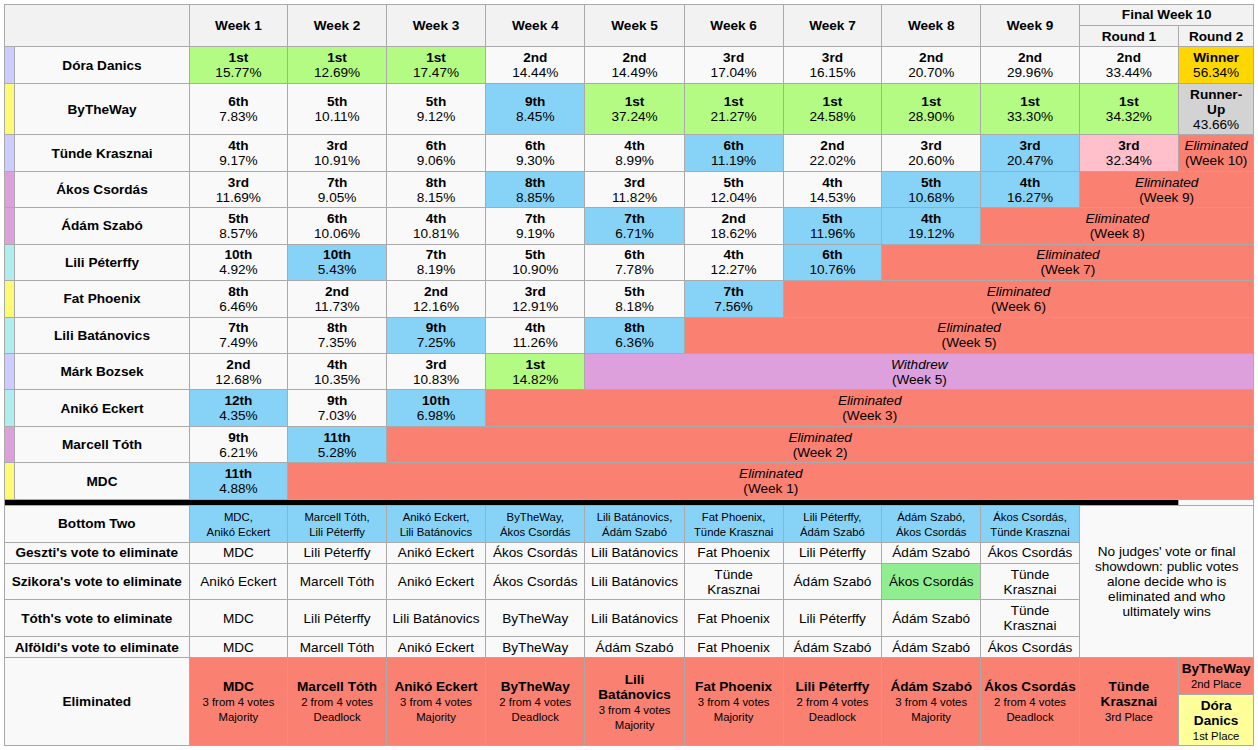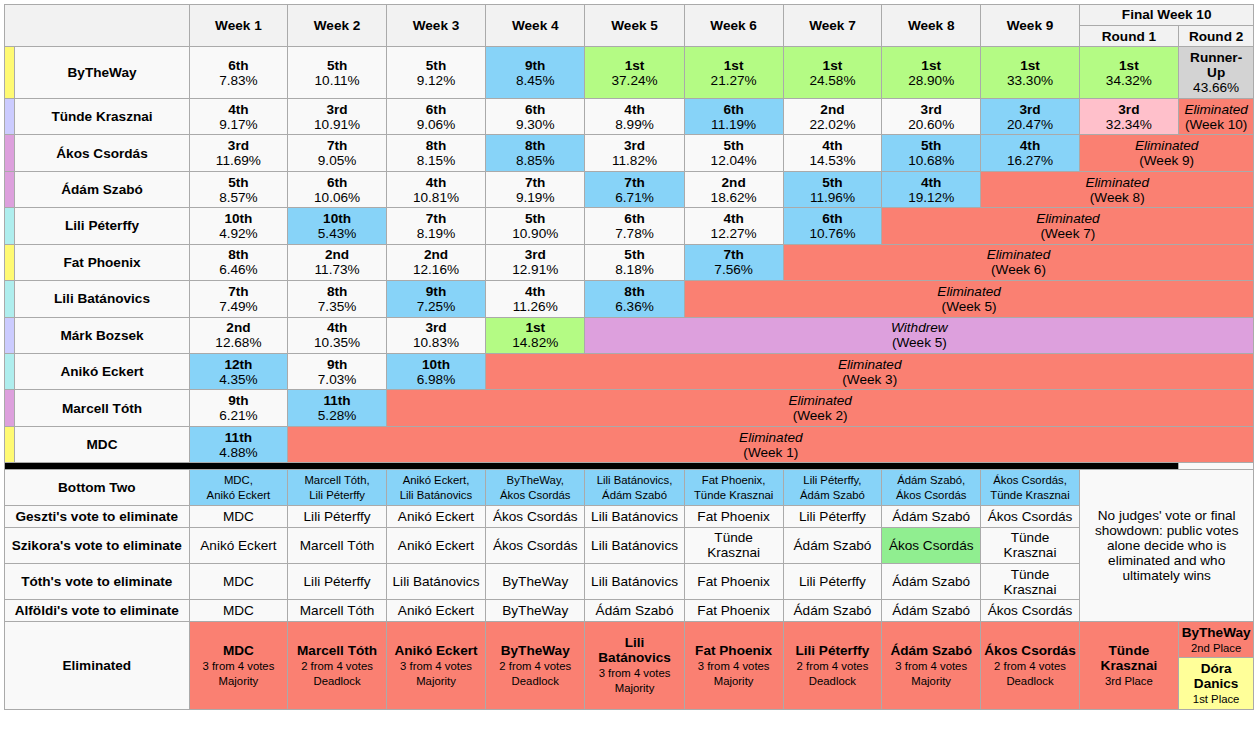- row: (102, 65)
